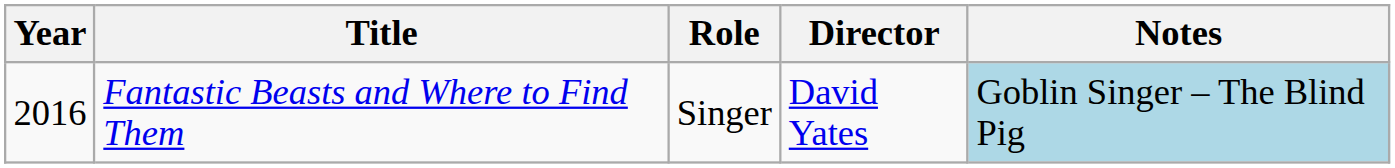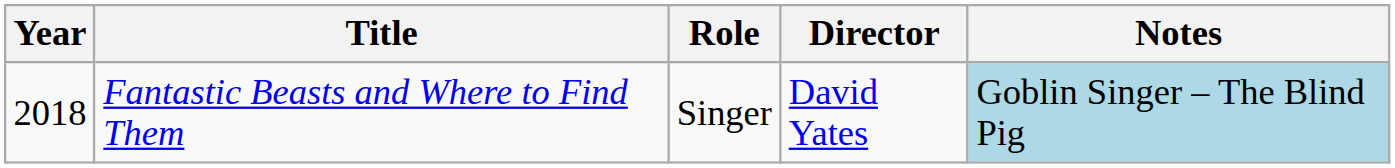(50, 111) 2016 -> (50, 111) 2018
